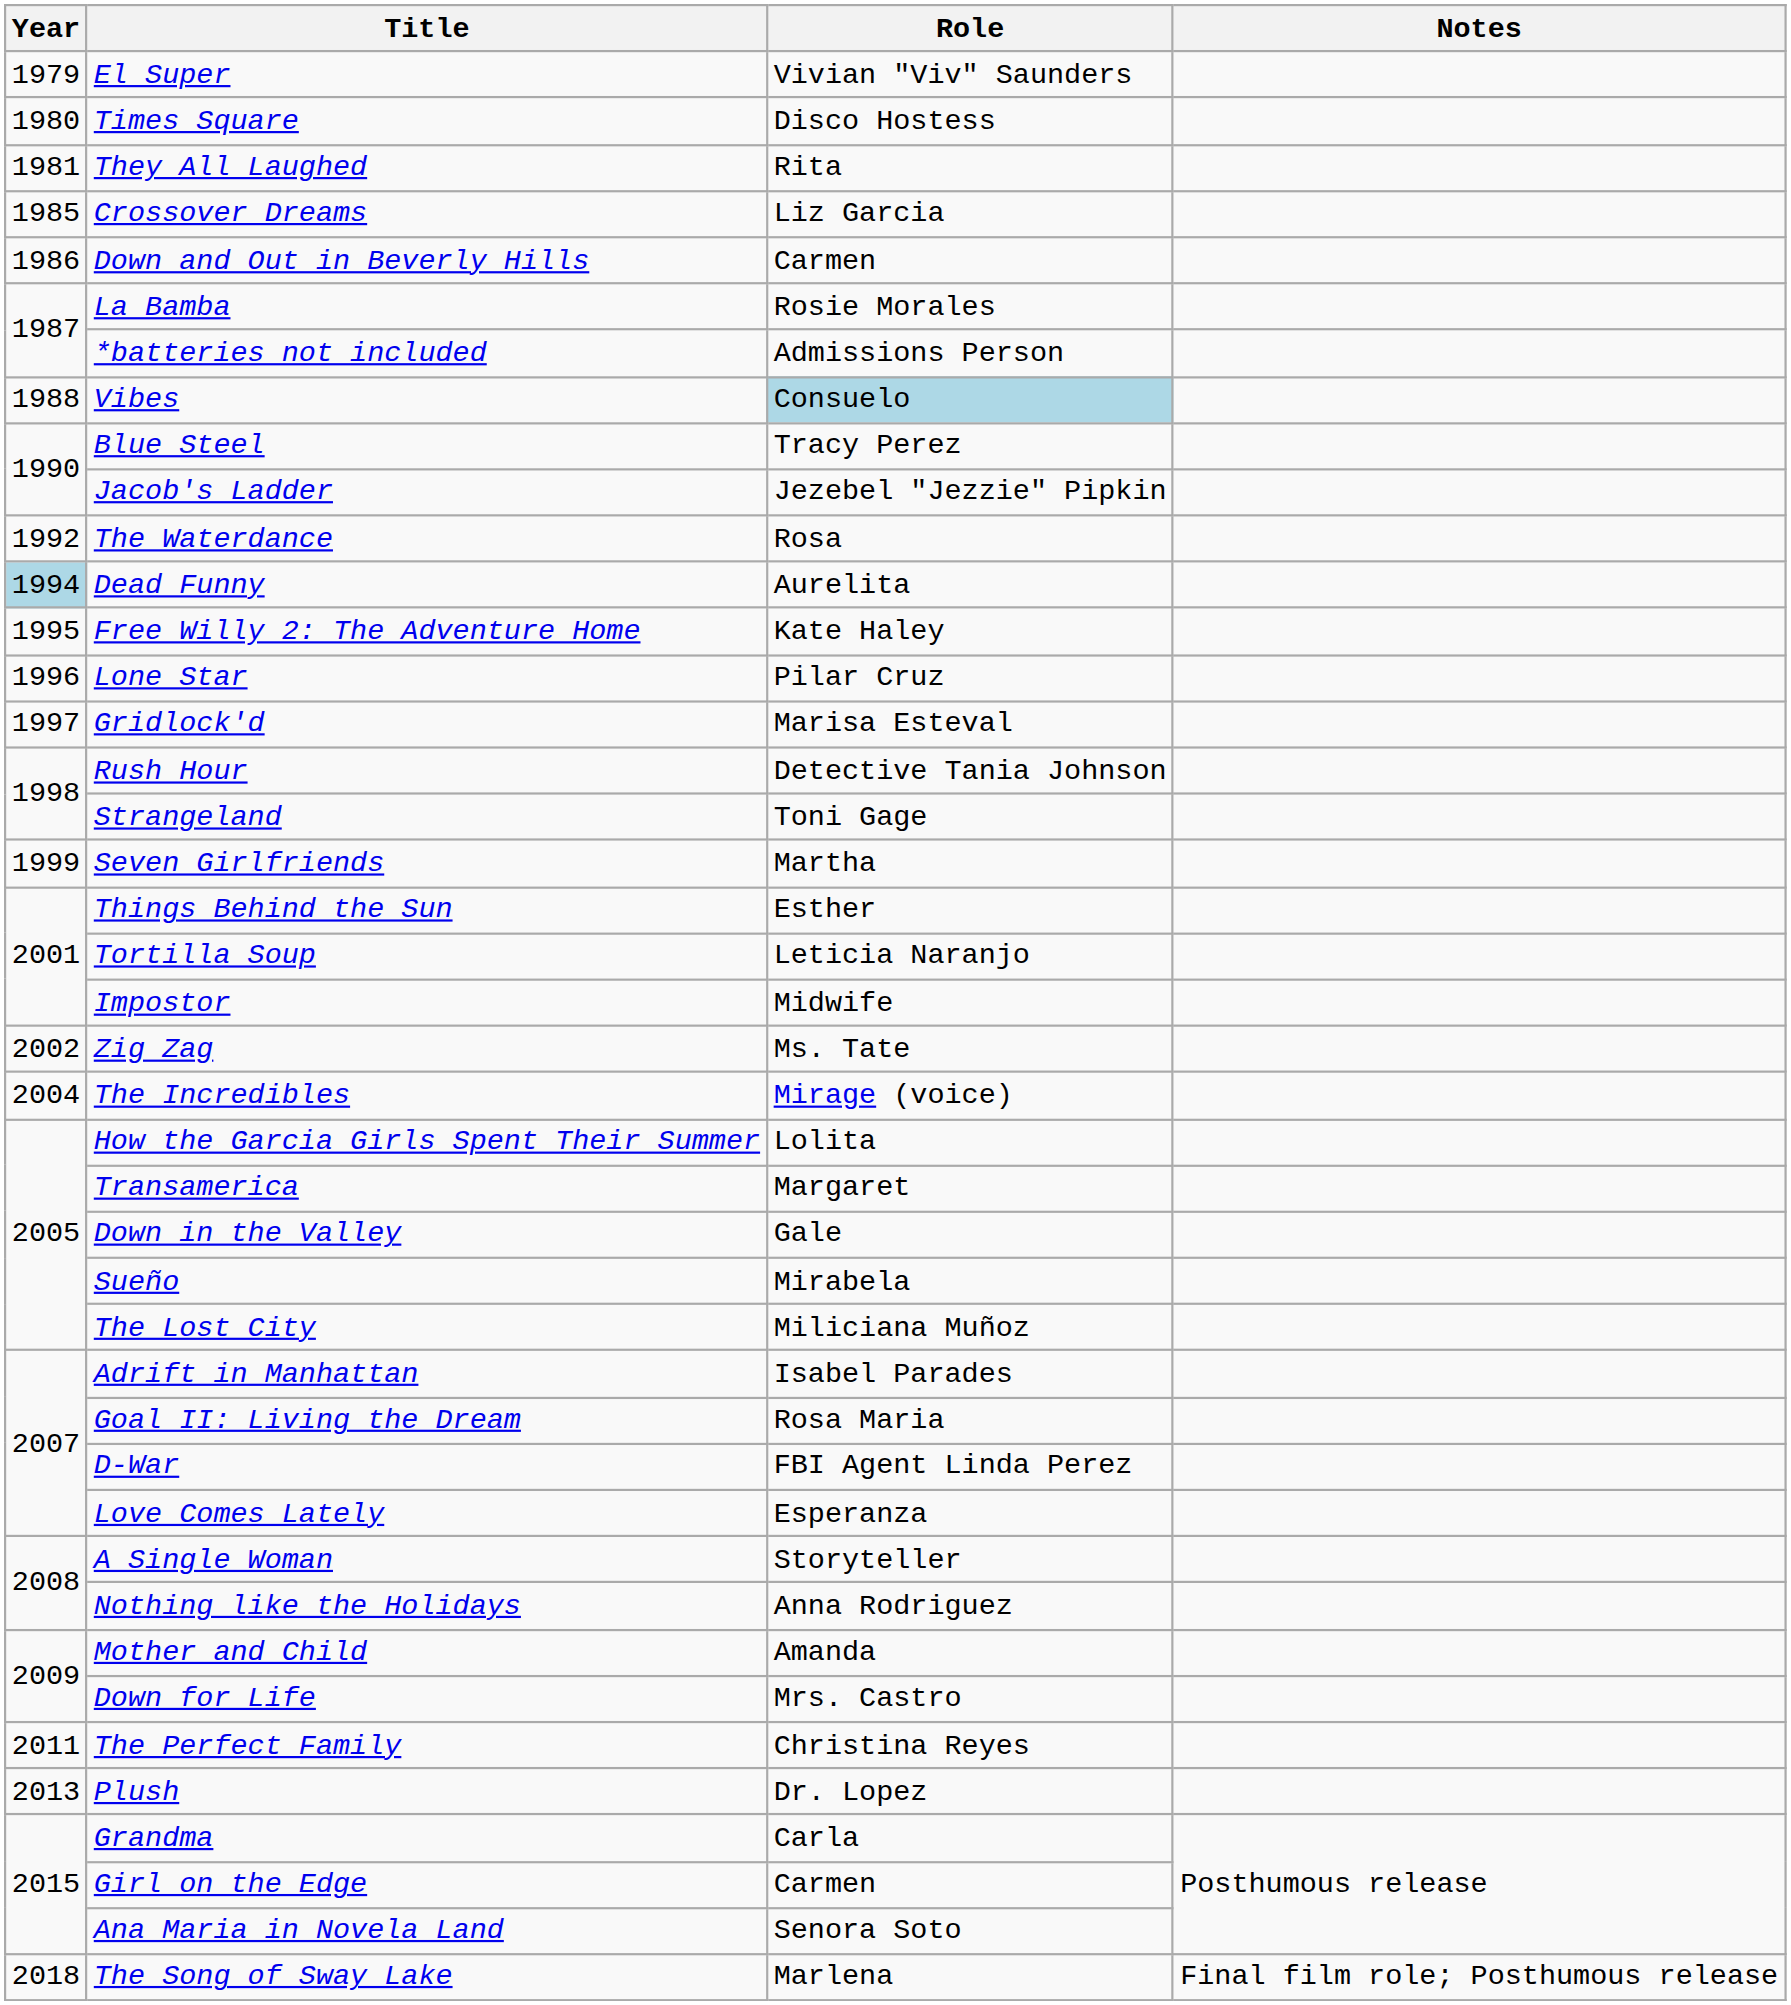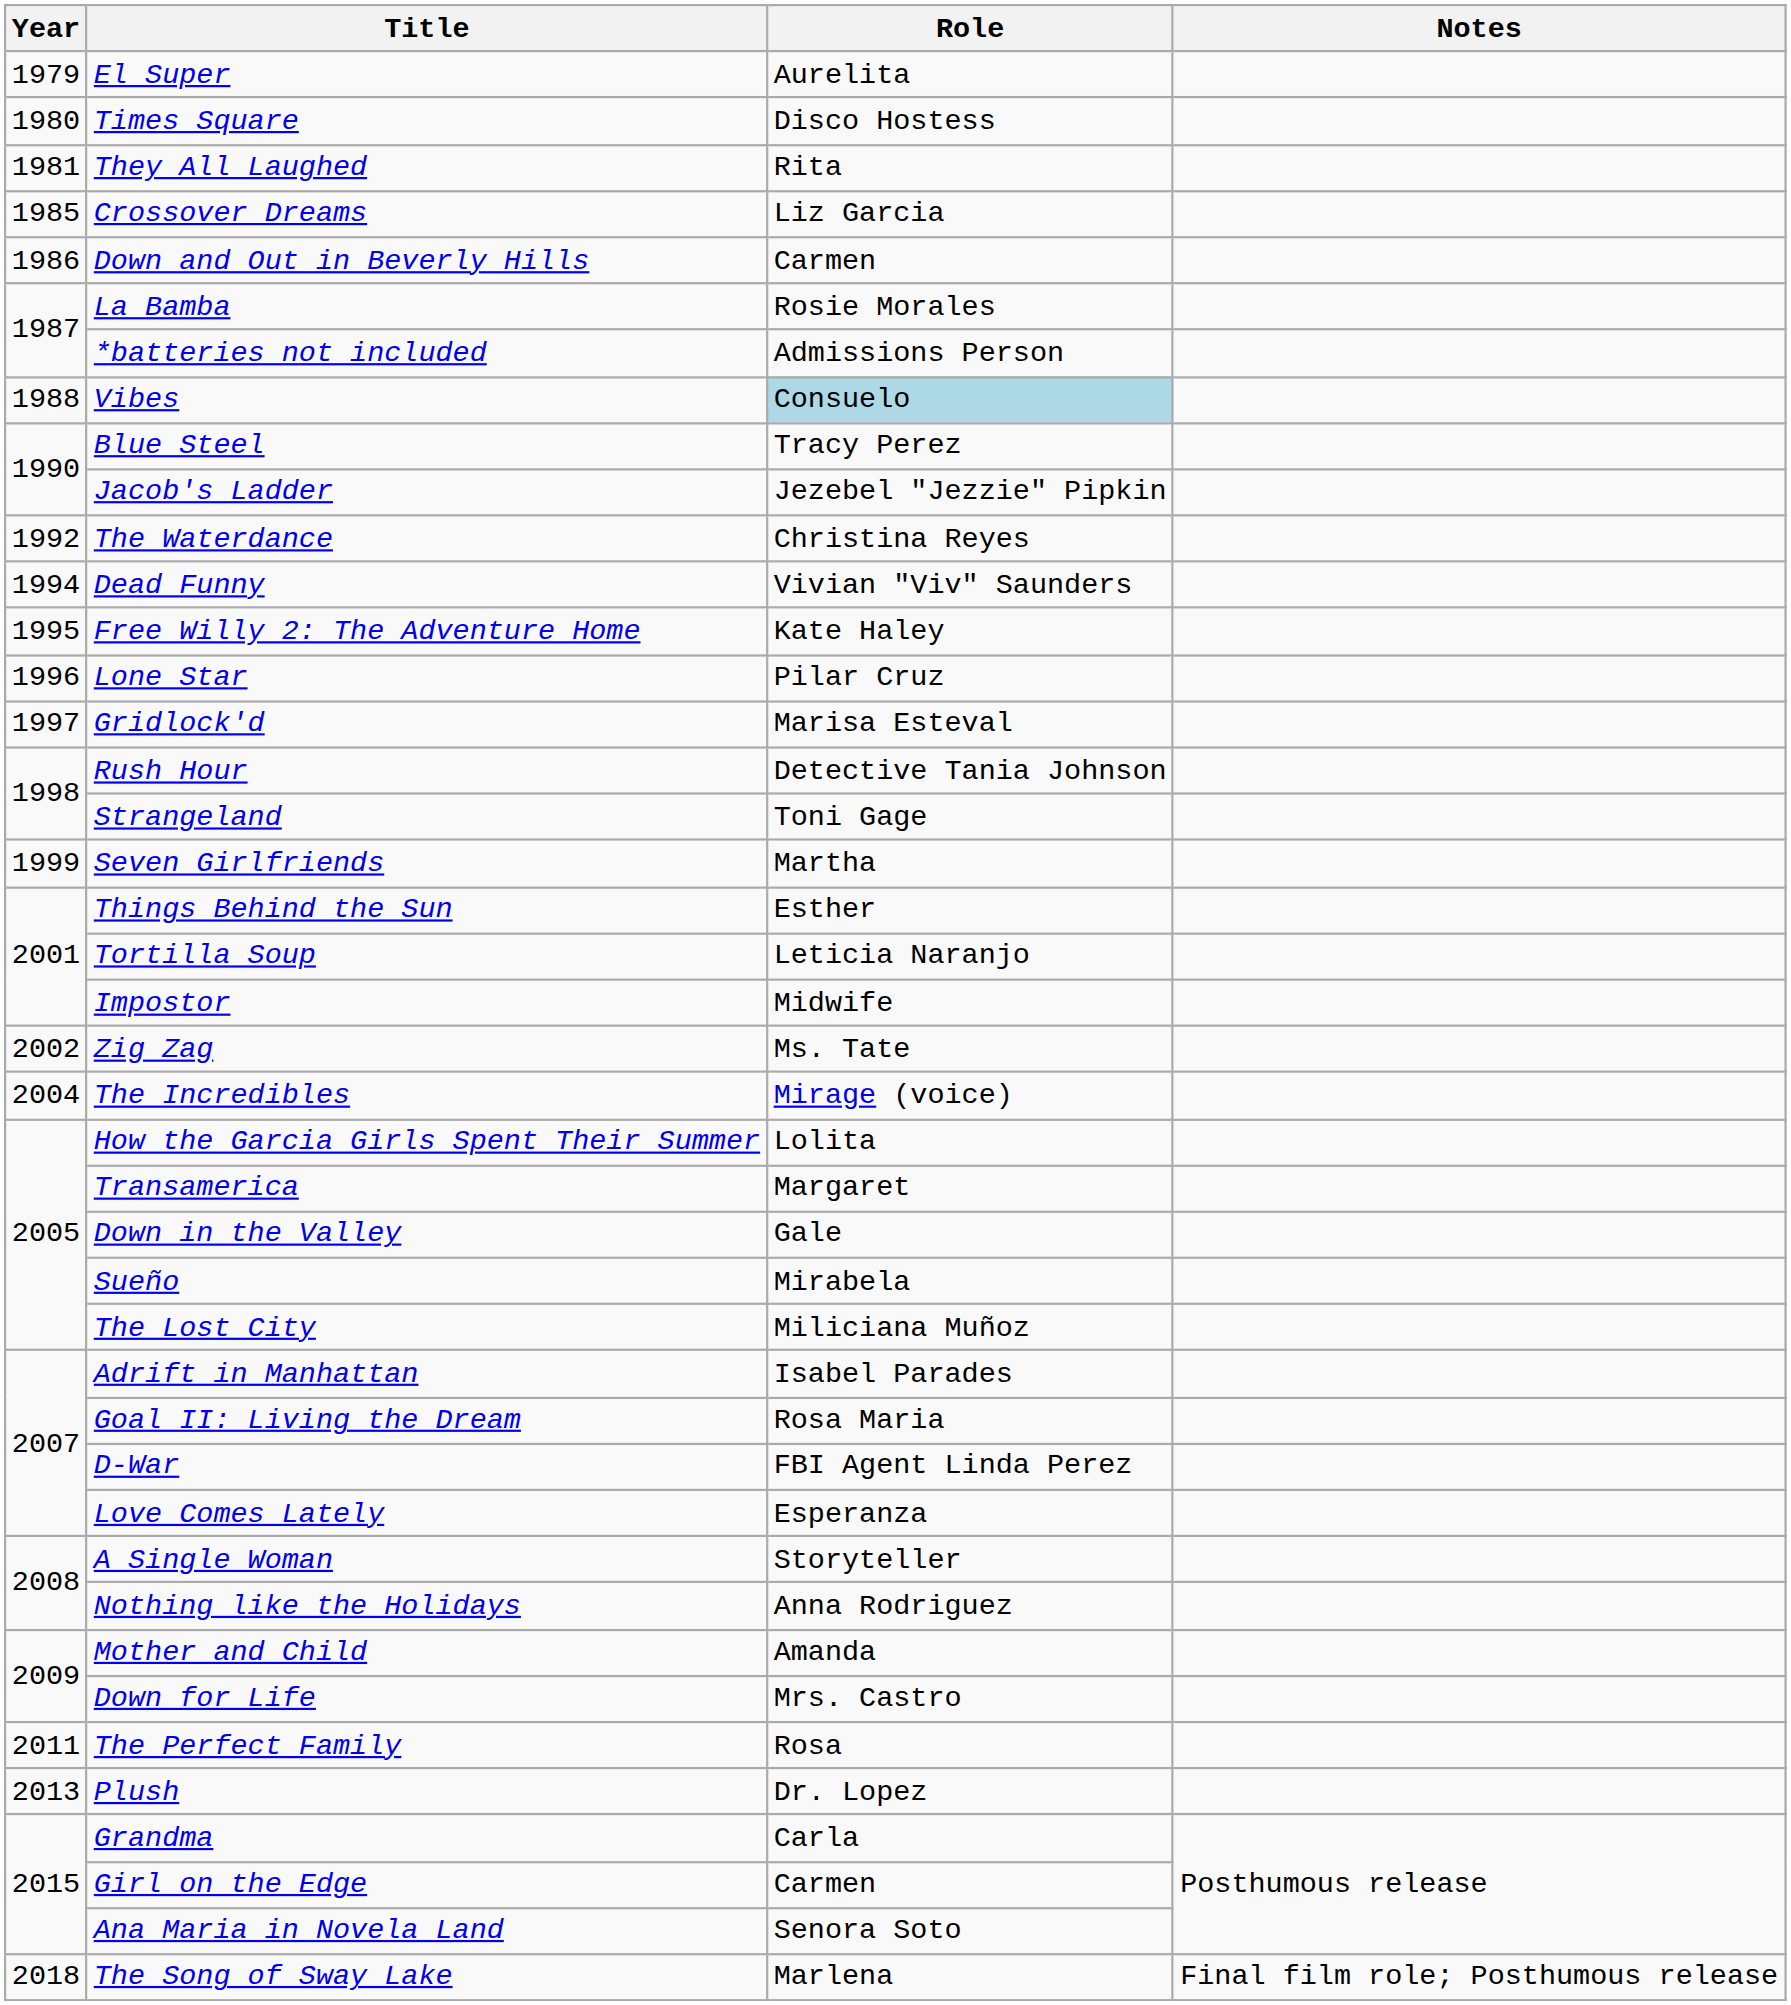(953, 75) Vivian "Viv" Saunders -> (842, 75) Aurelita
(808, 539) Rosa -> (902, 539) Christina Reyes
(46, 585) lightblue background -> (46, 585) no background
(842, 585) Aurelita -> (953, 585) Vivian "Viv" Saunders
(902, 1745) Christina Reyes -> (808, 1745) Rosa
